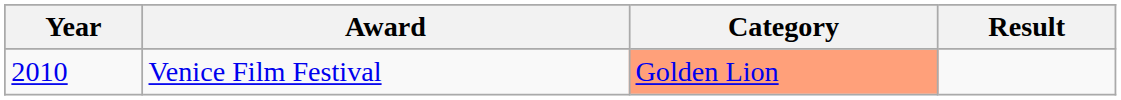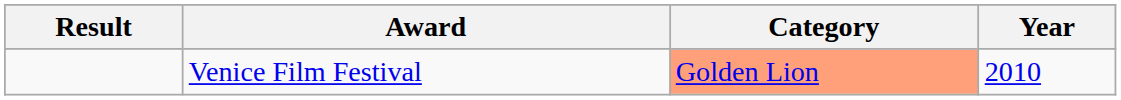columns swapped: (73, 26) <-> (1027, 26)
